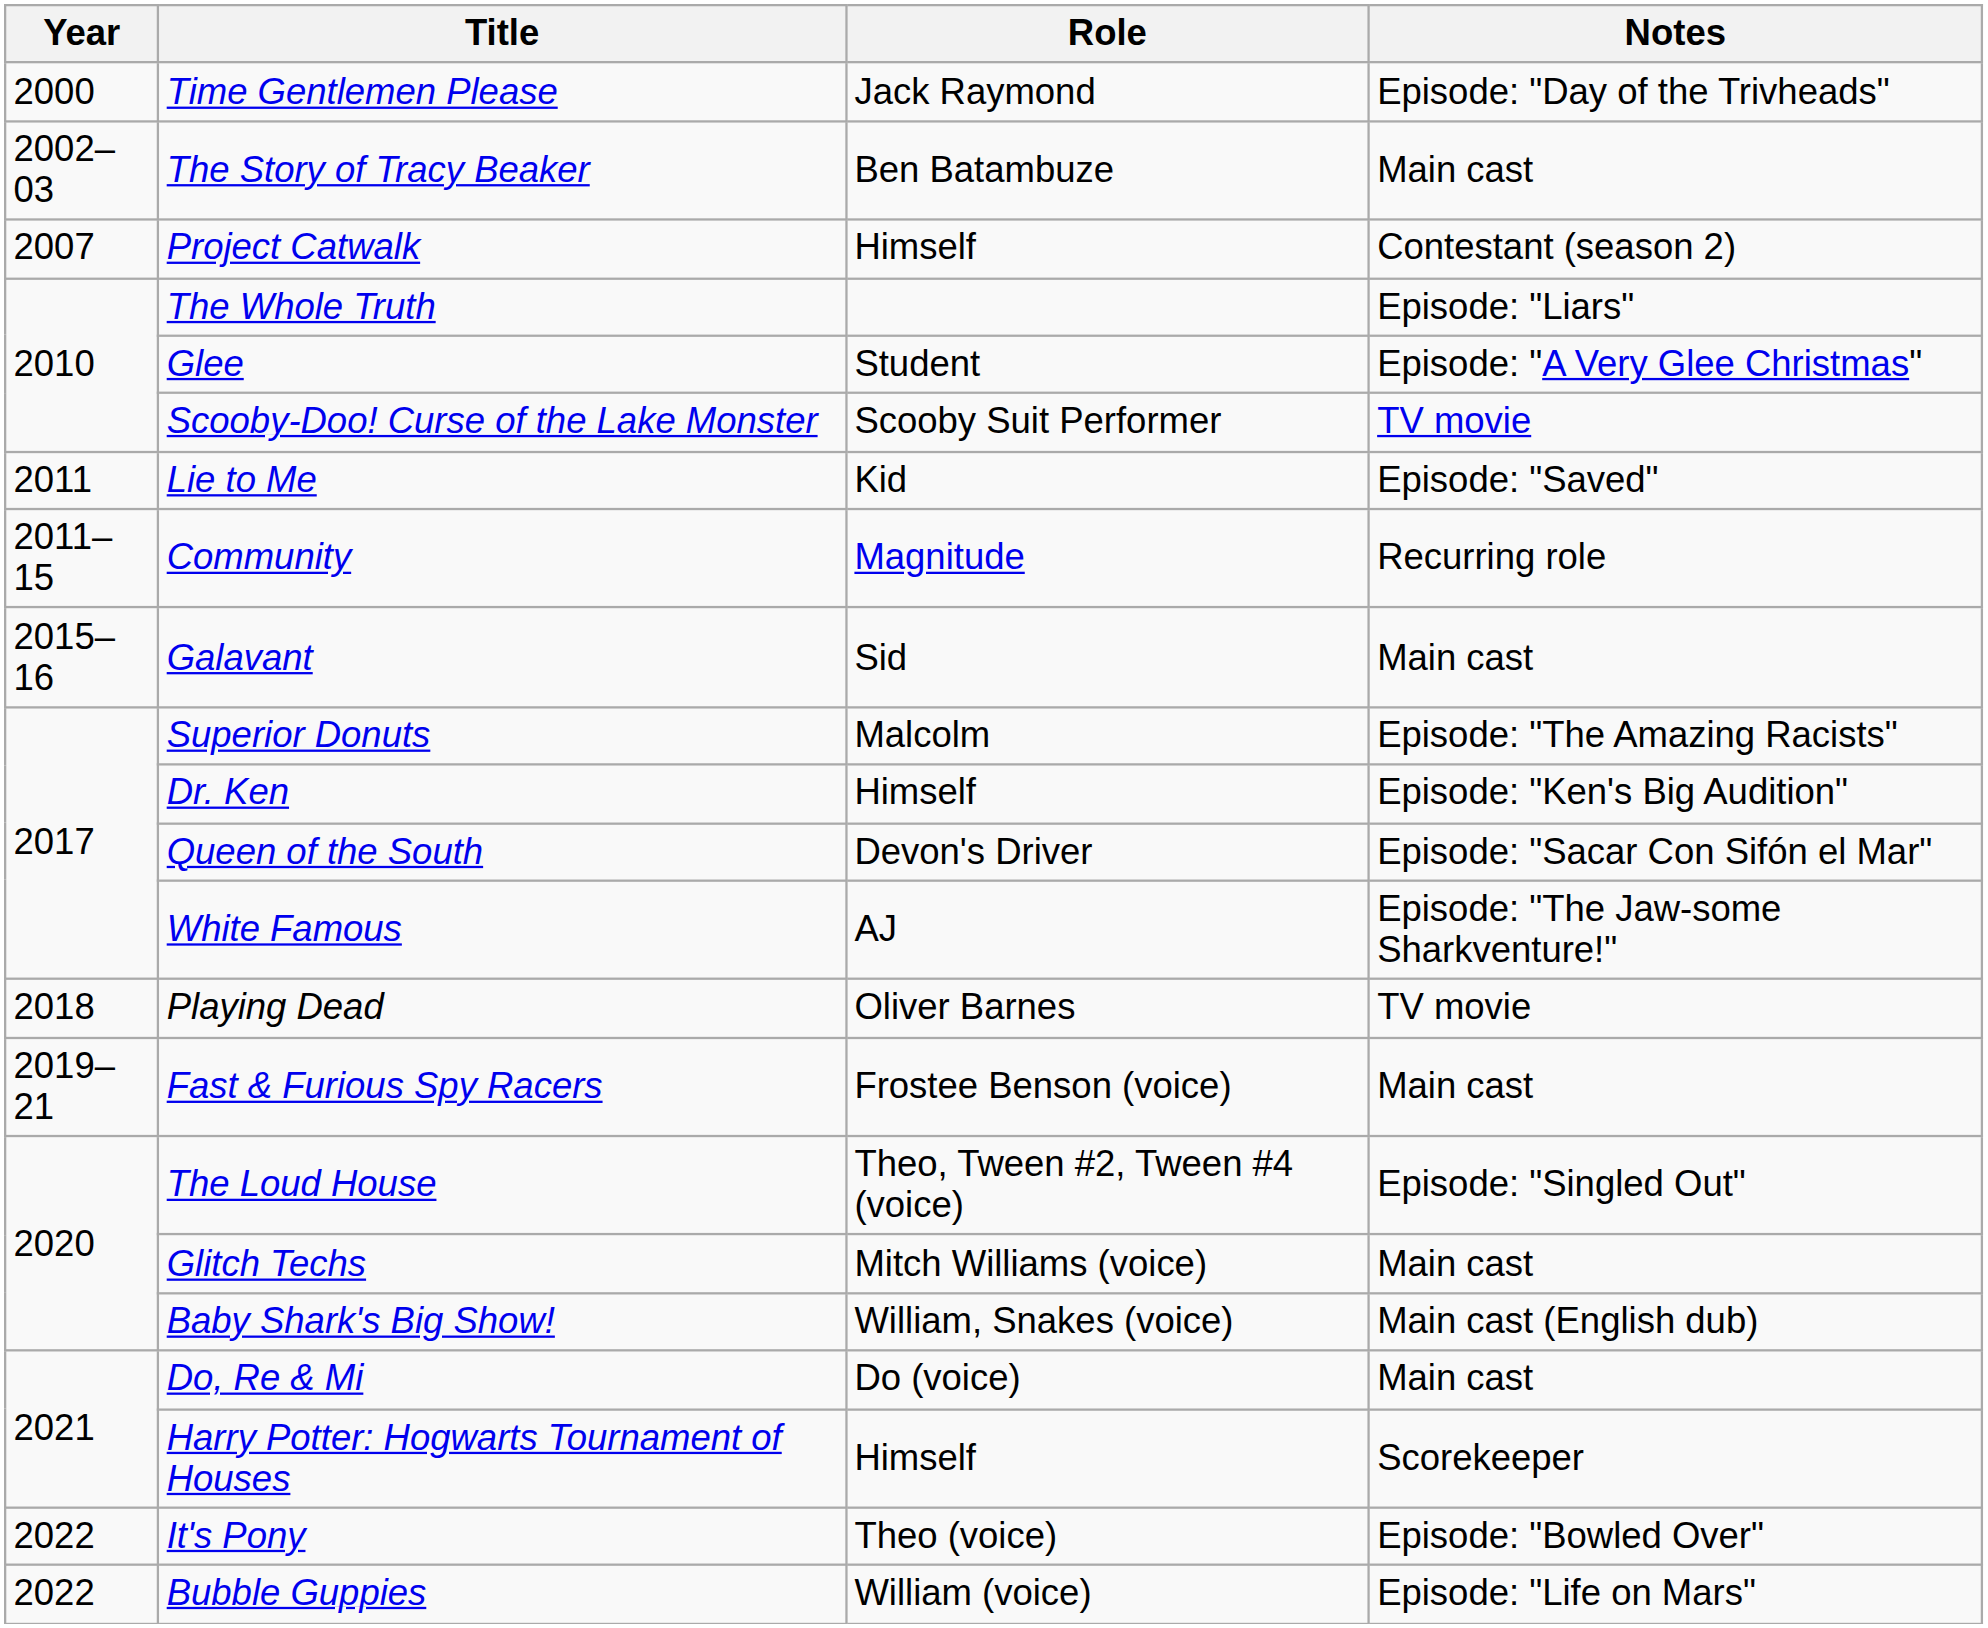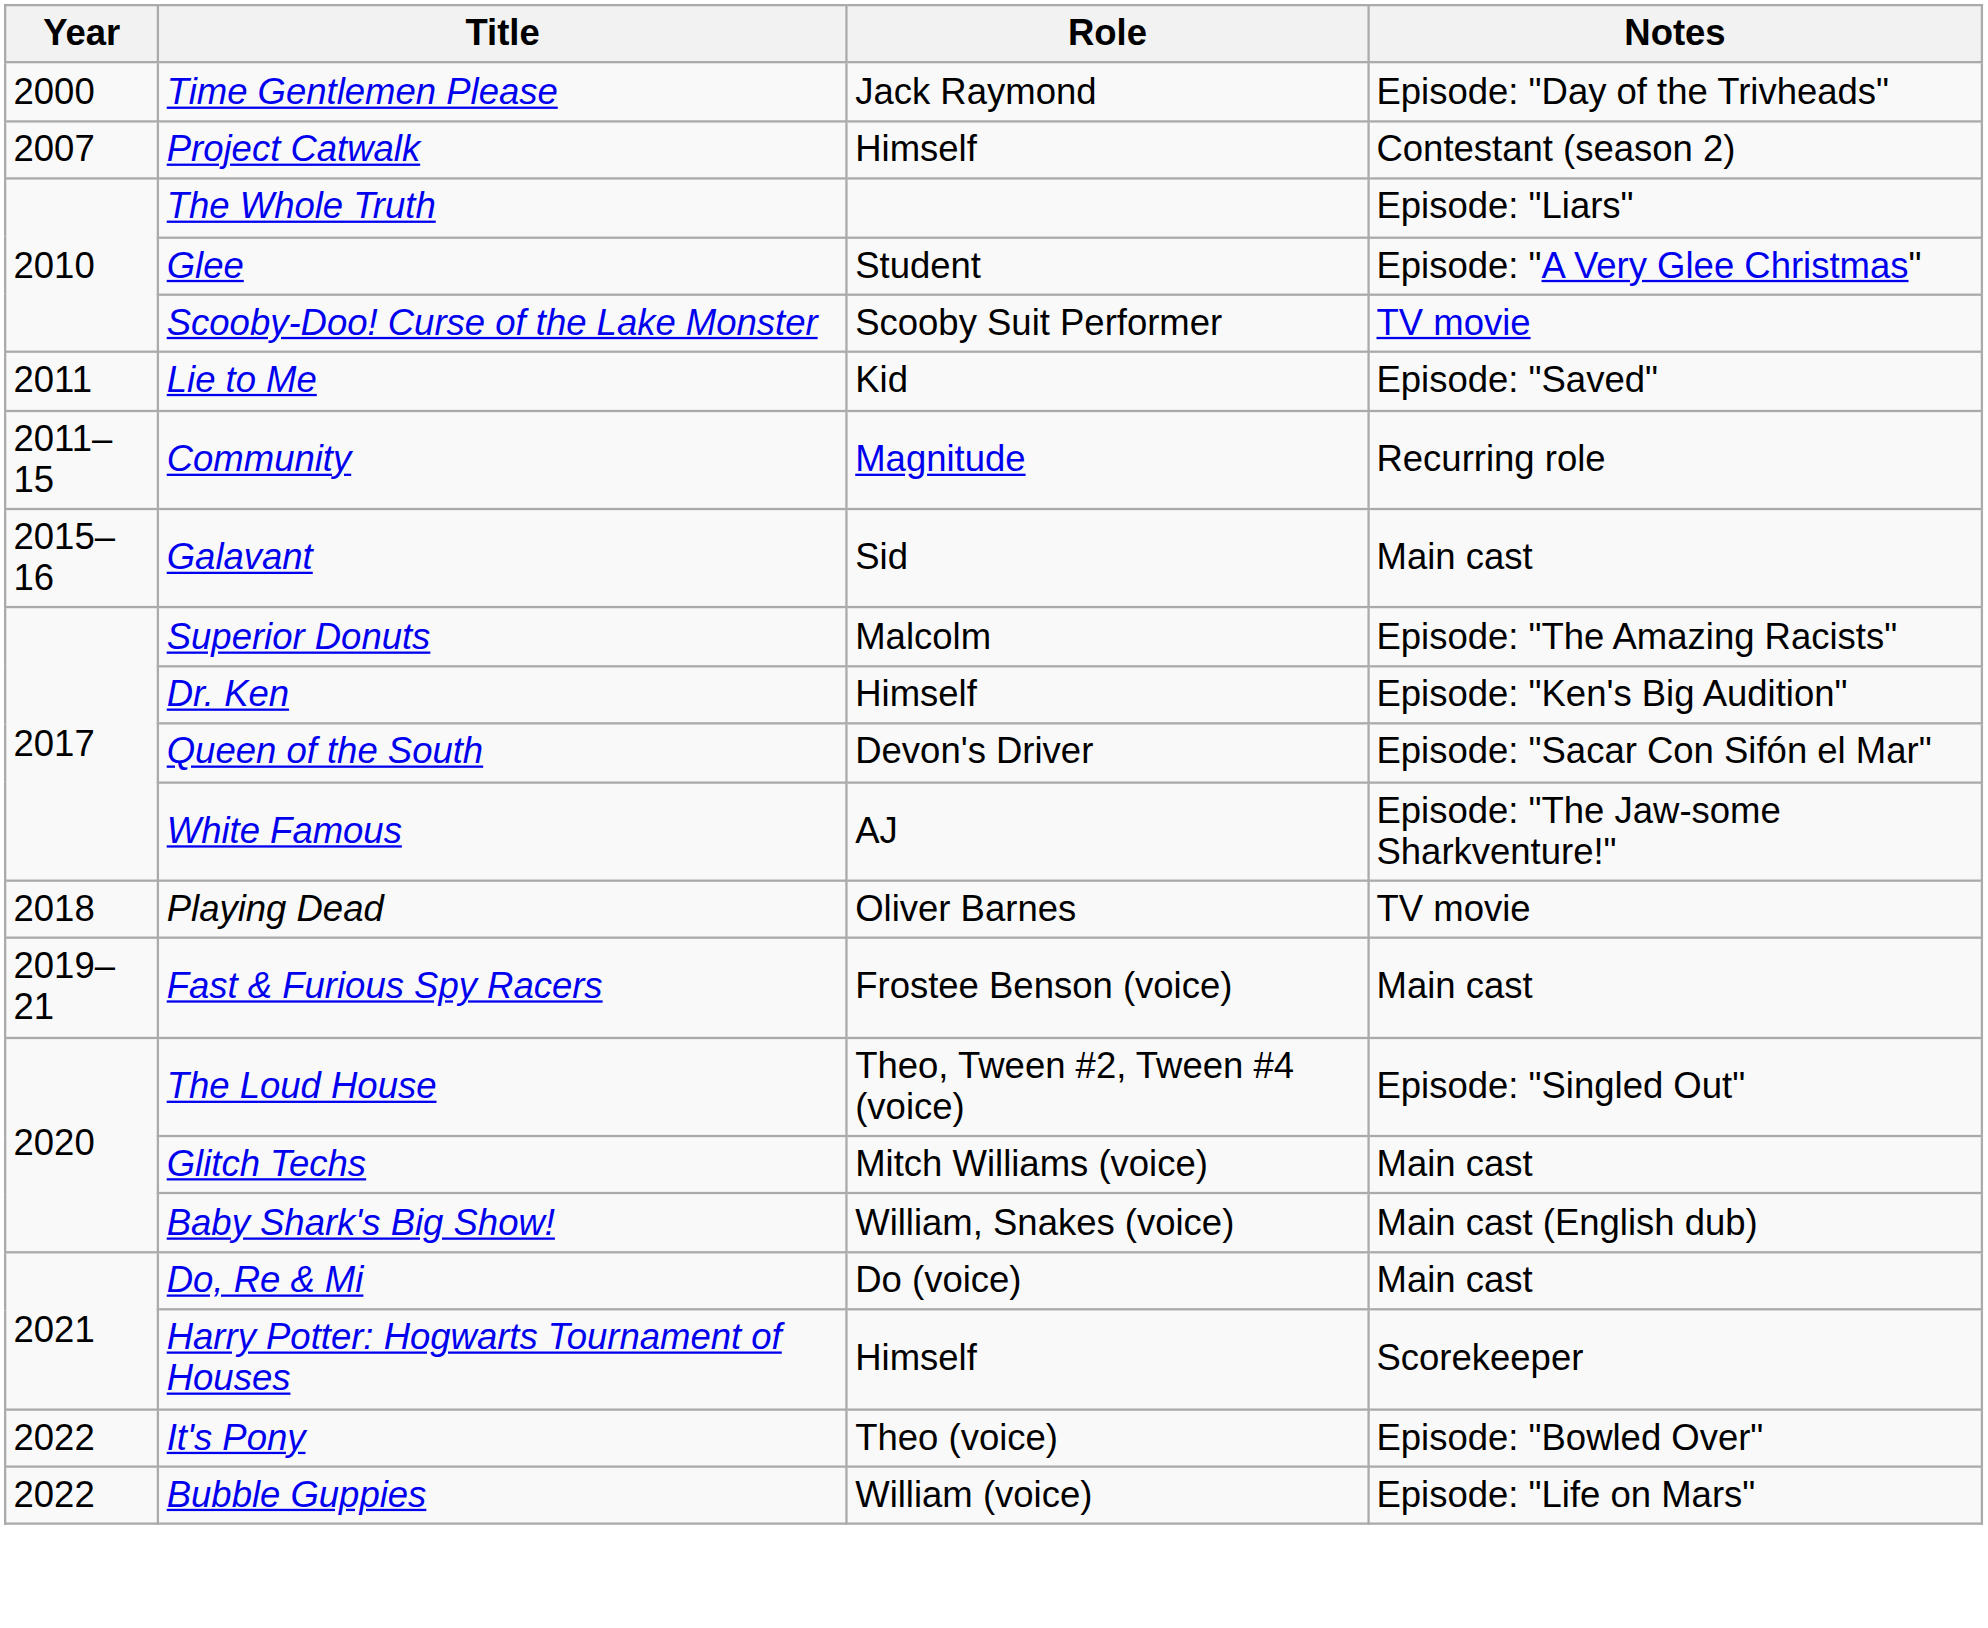- row: (378, 169)
